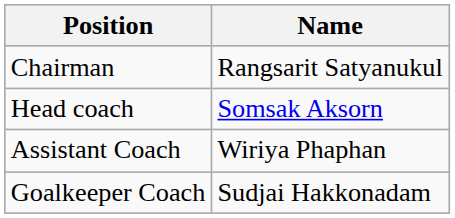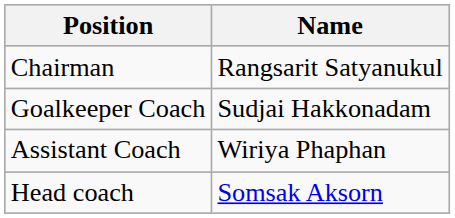rows swapped: (72, 108) <-> (108, 191)
